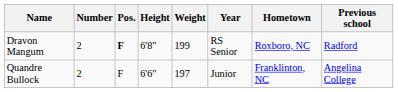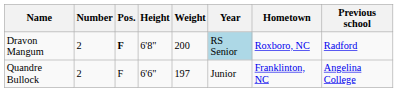(182, 46) 199 -> (182, 46) 200
(224, 46) no background -> (224, 46) lightblue background
